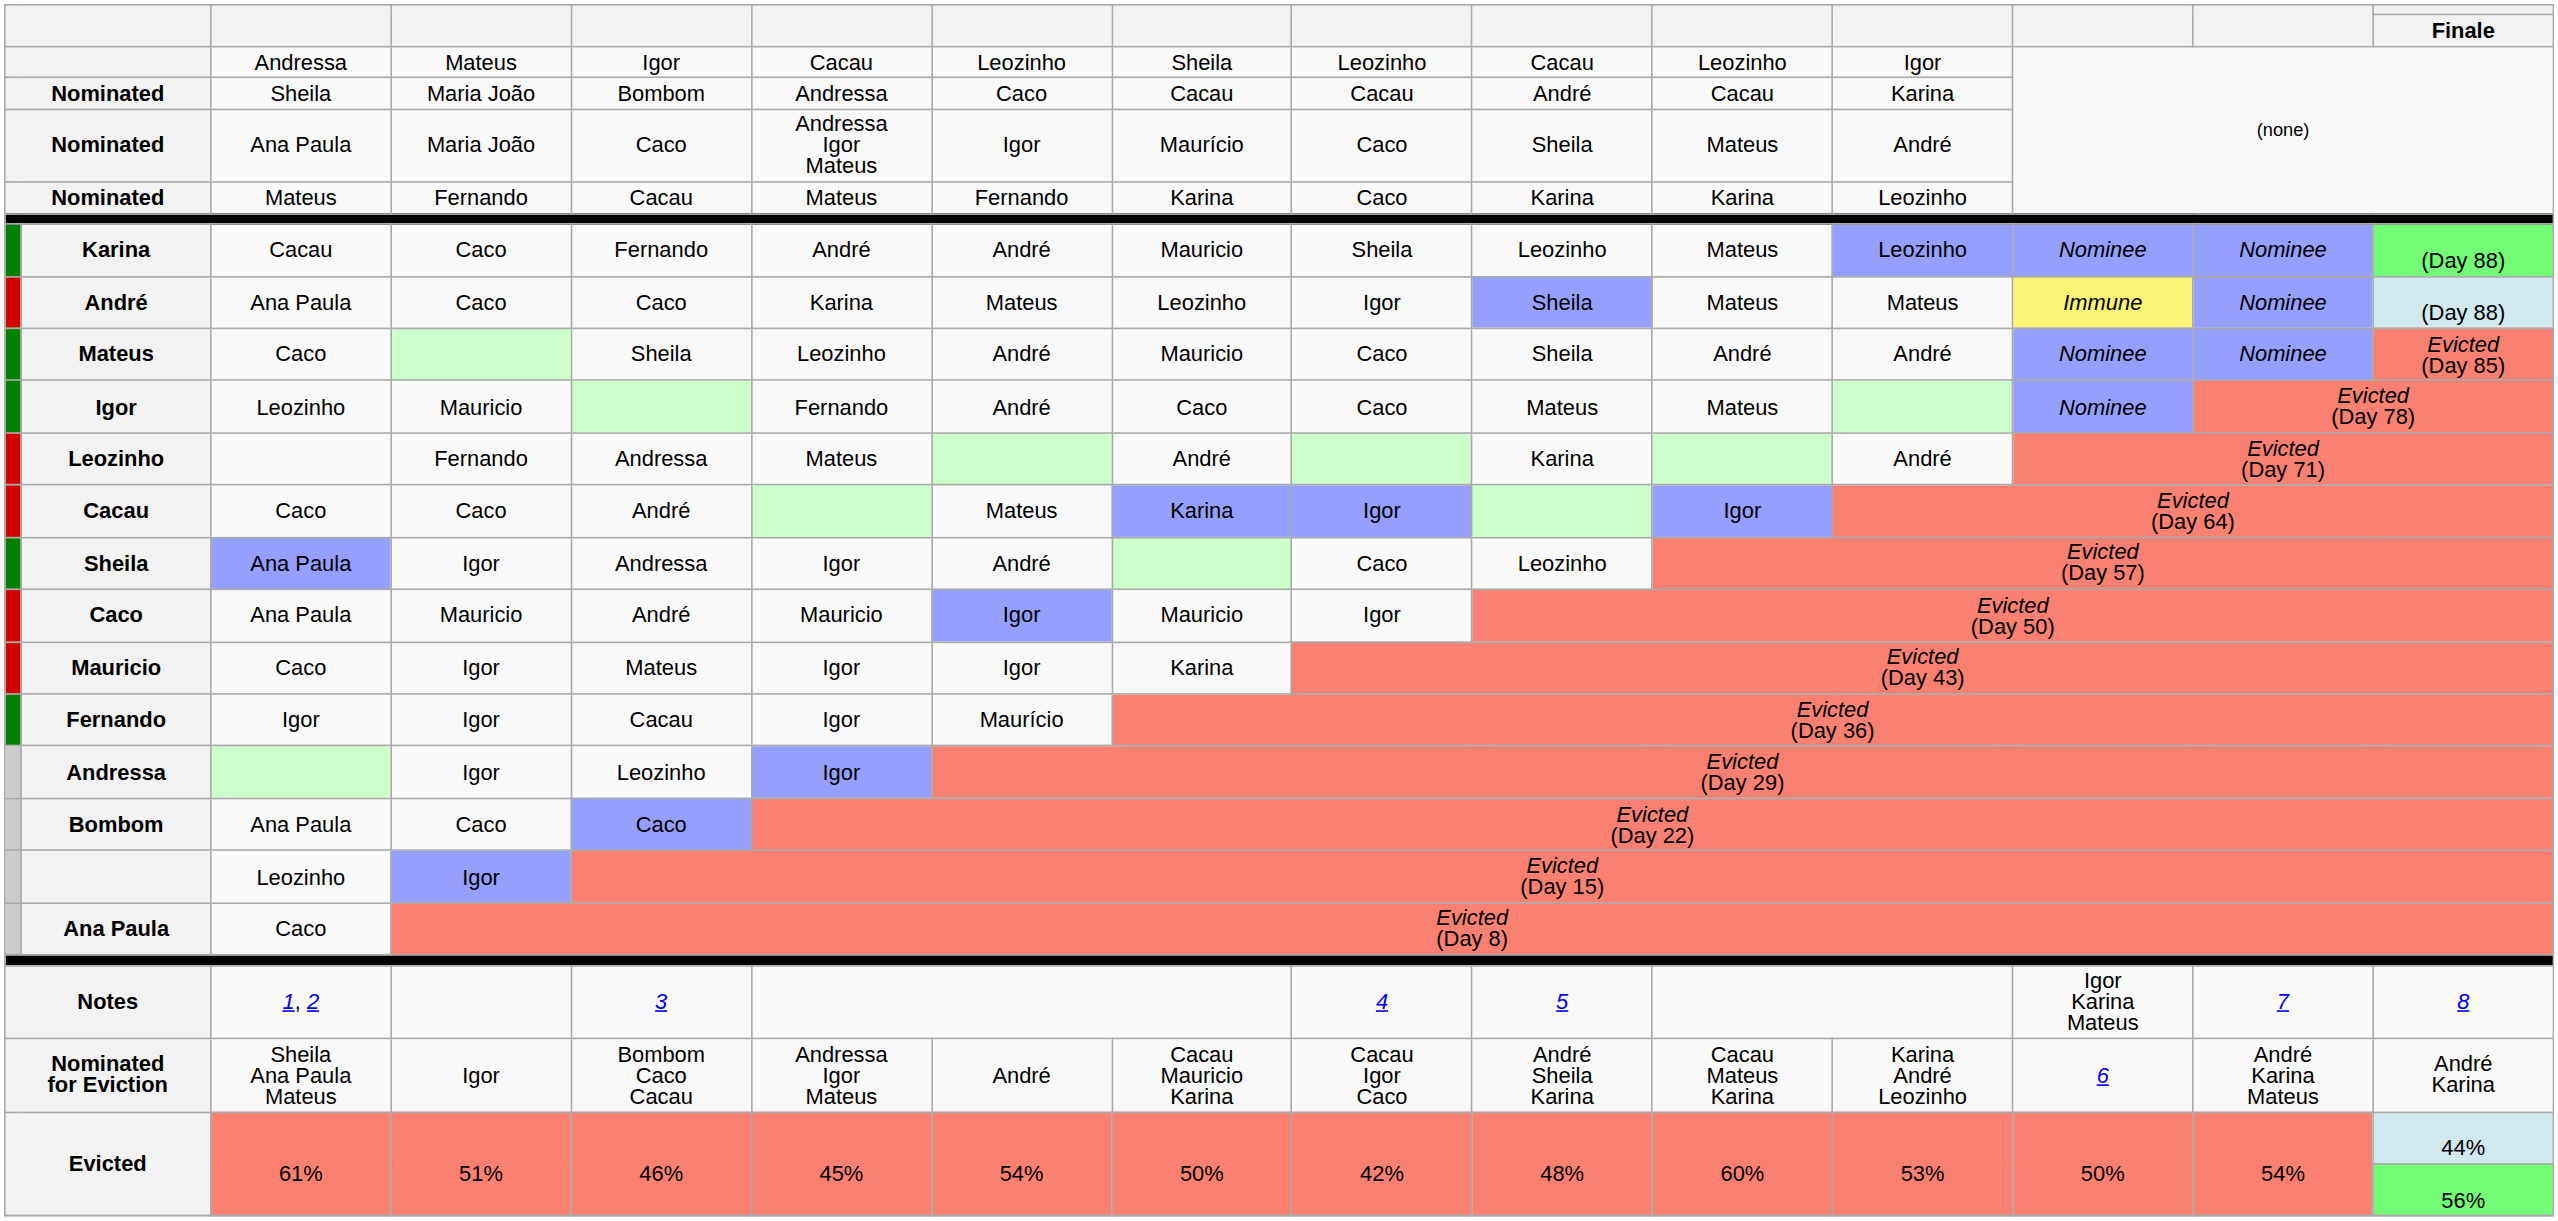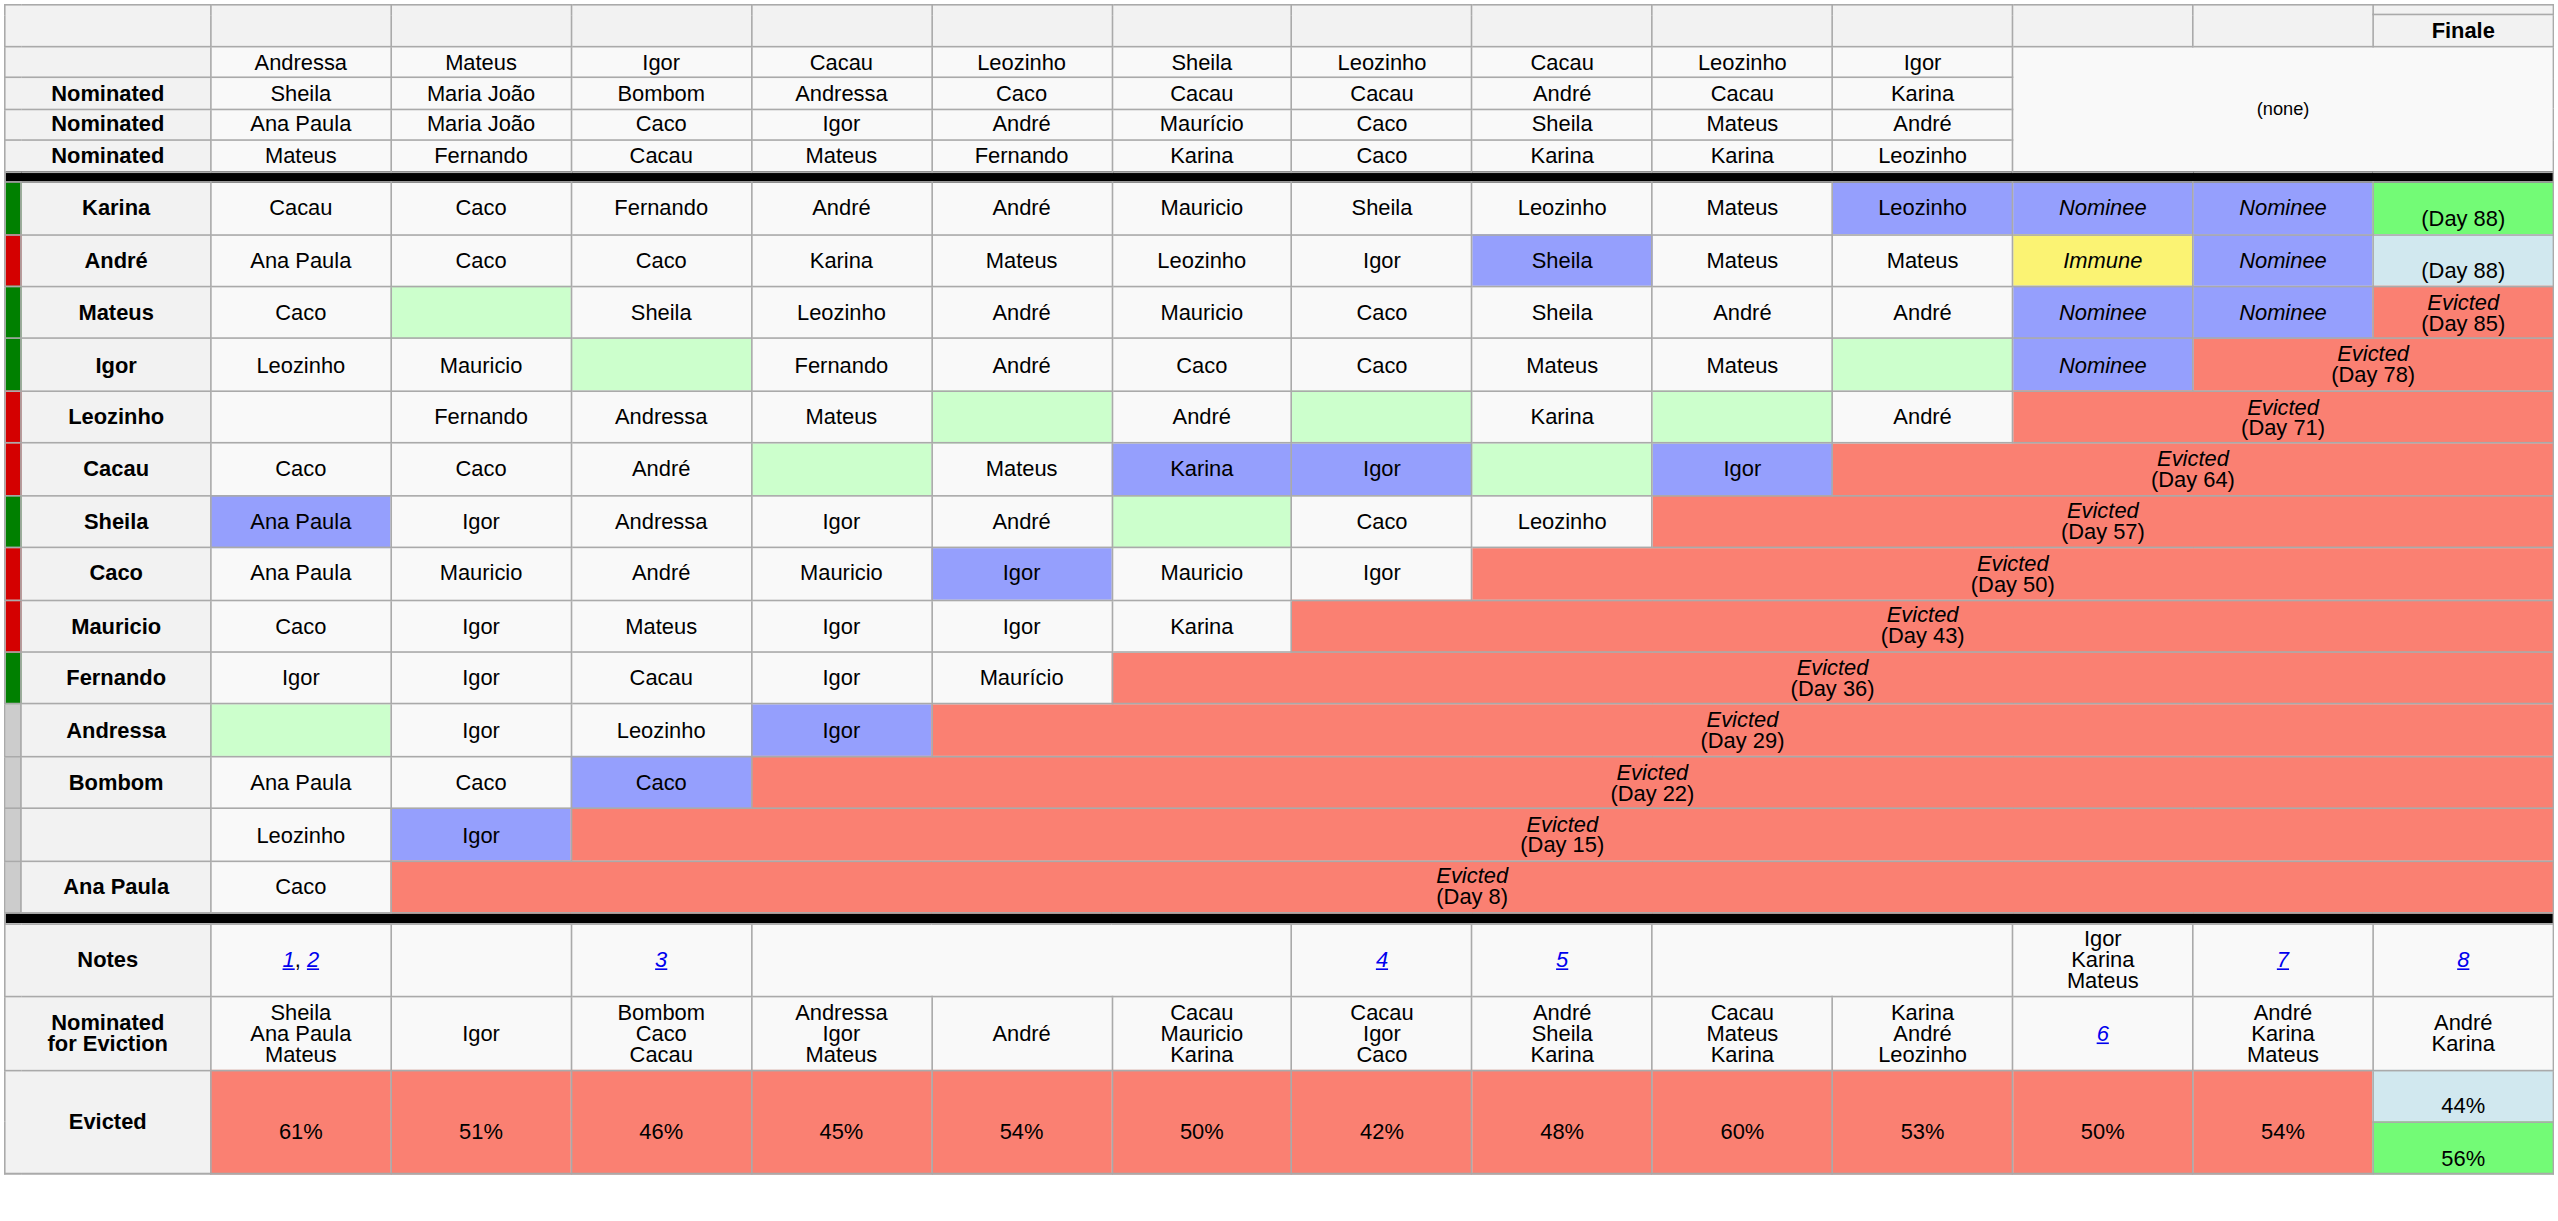(841, 145) Andressa Igor Mateus -> (841, 124) Igor
(1022, 145) Igor -> (1022, 124) André
